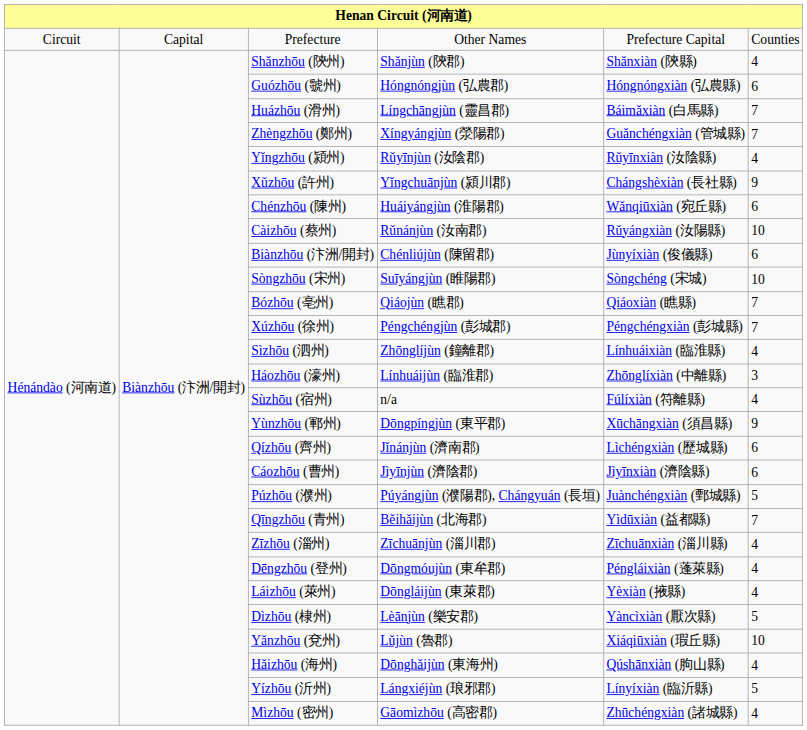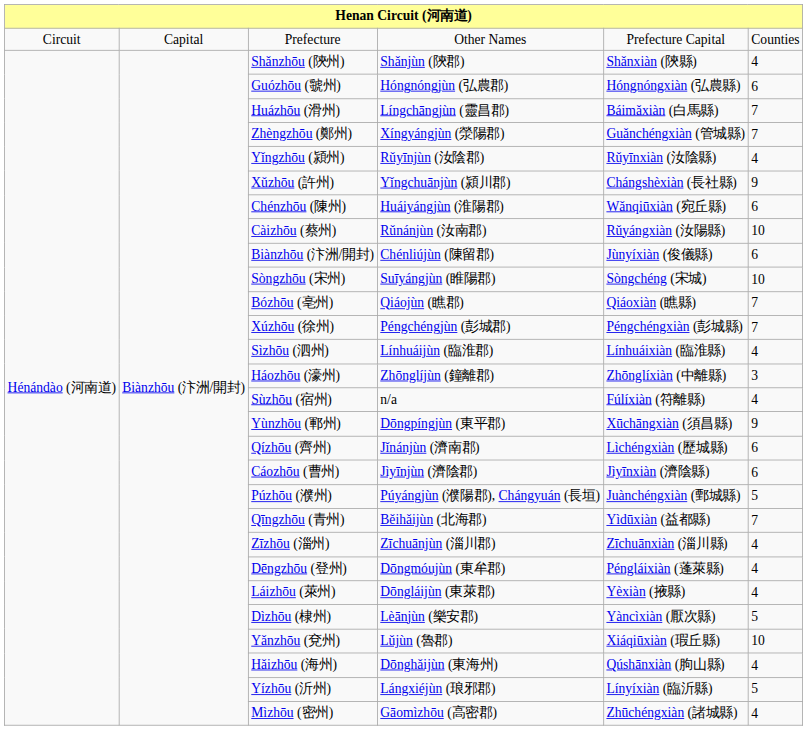(437, 351) Zhōnglíjùn (鐘離郡) -> (437, 351) Línhuáijùn (臨淮郡)
(437, 375) Línhuáijùn (臨淮郡) -> (437, 375) Zhōnglíjùn (鐘離郡)
